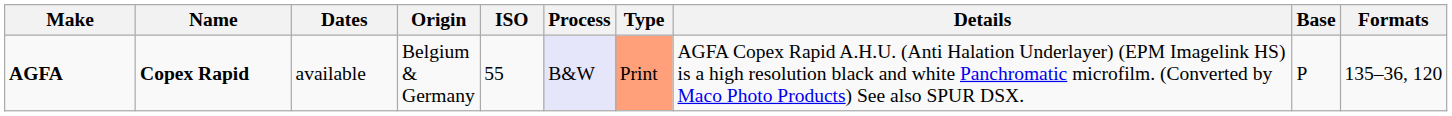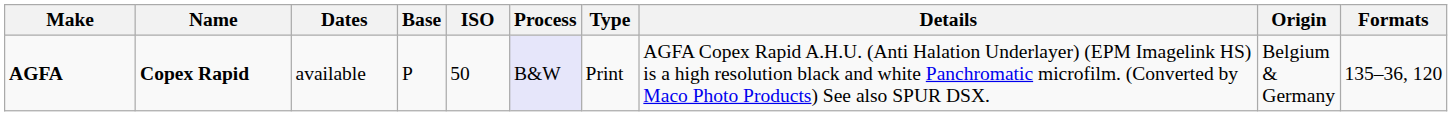columns swapped: (1316, 19) <-> (439, 19)
(494, 72) 55 -> (460, 72) 50
(639, 72) lightsalmon background -> (605, 72) no background
